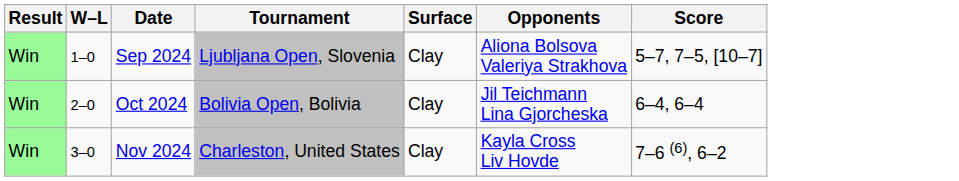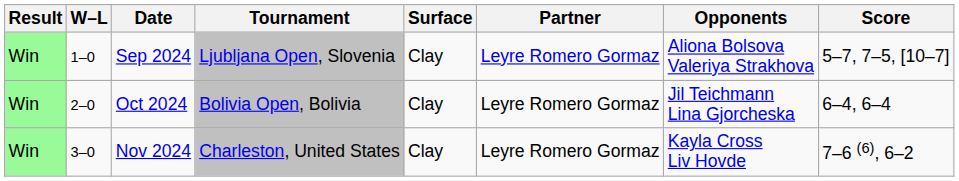+ column: (570, 18)
